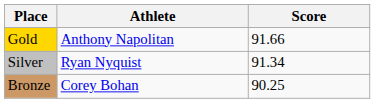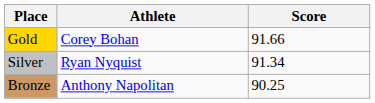(117, 39) Anthony Napolitan -> (100, 39) Corey Bohan
(100, 86) Corey Bohan -> (117, 86) Anthony Napolitan
